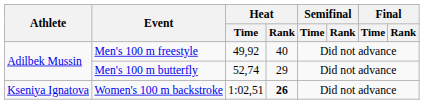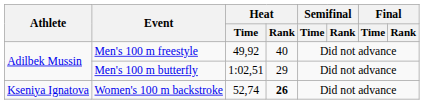(246, 71) 52,74 -> (246, 71) 1:02,51
(246, 90) 1:02,51 -> (246, 90) 52,74
